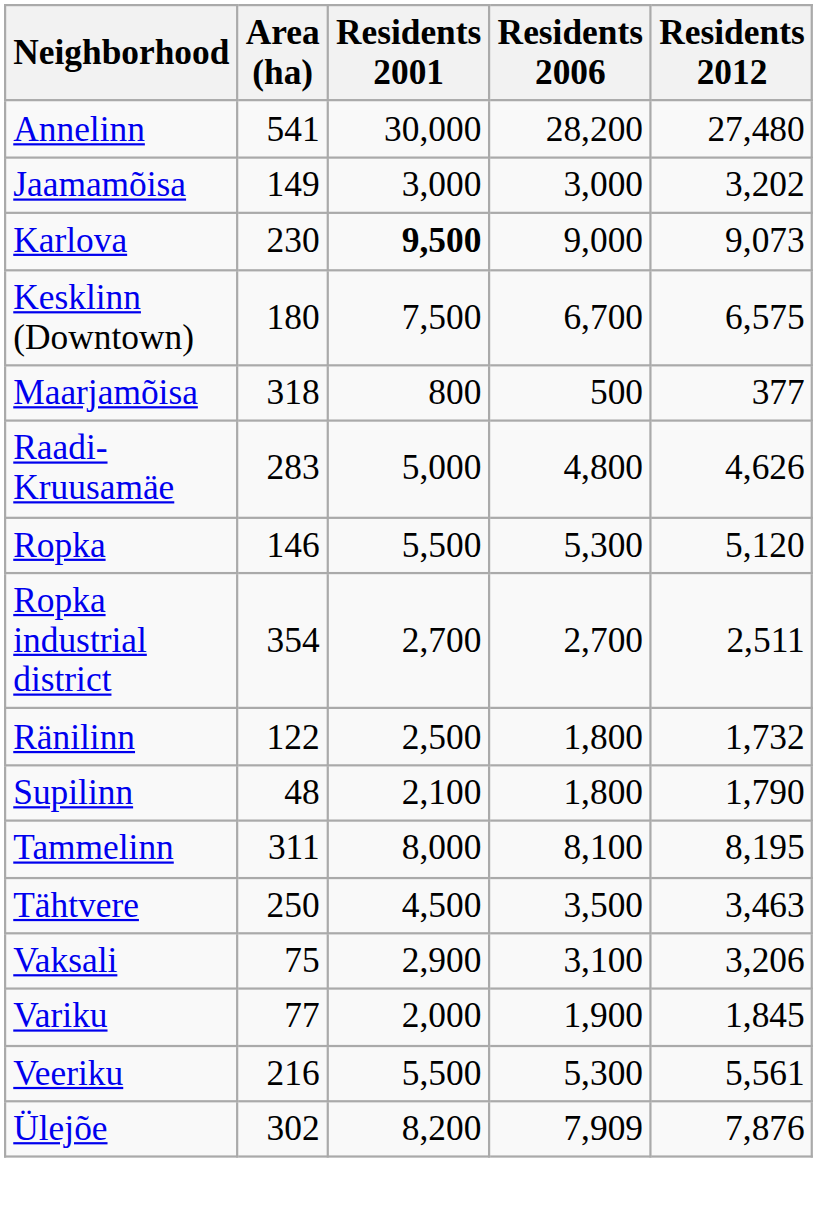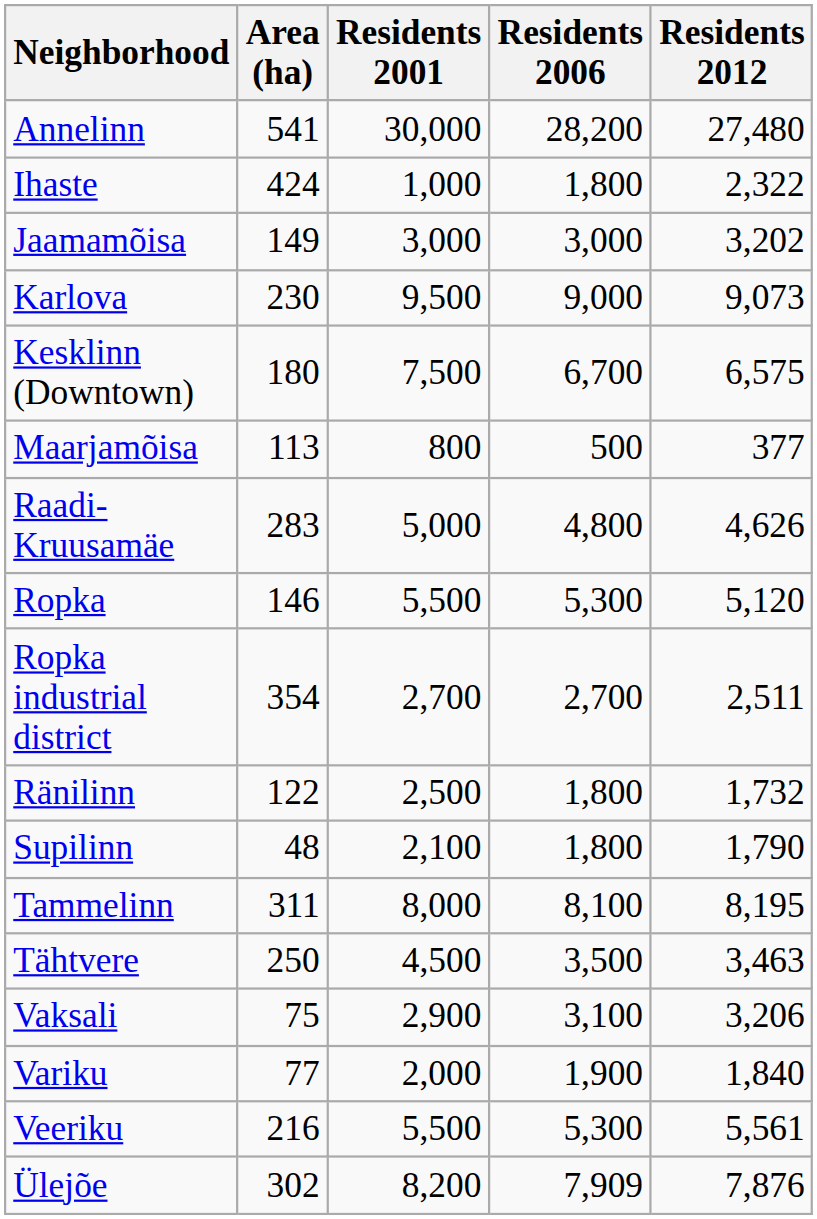+ row: (55, 184)
(442, 240) bold -> (442, 296) normal
(293, 392) 318 -> (294, 448) 113
(765, 1016) 1,845 -> (765, 1072) 1,840
